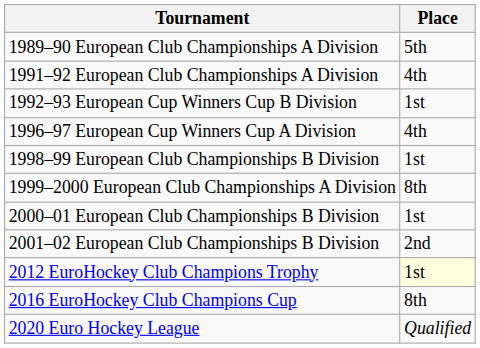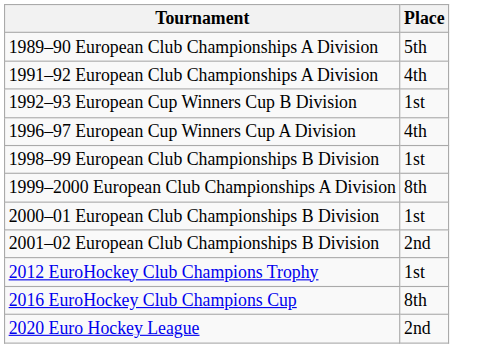(414, 272) lightyellow background -> (414, 272) no background
(438, 328) Qualified -> (417, 328) 2nd
